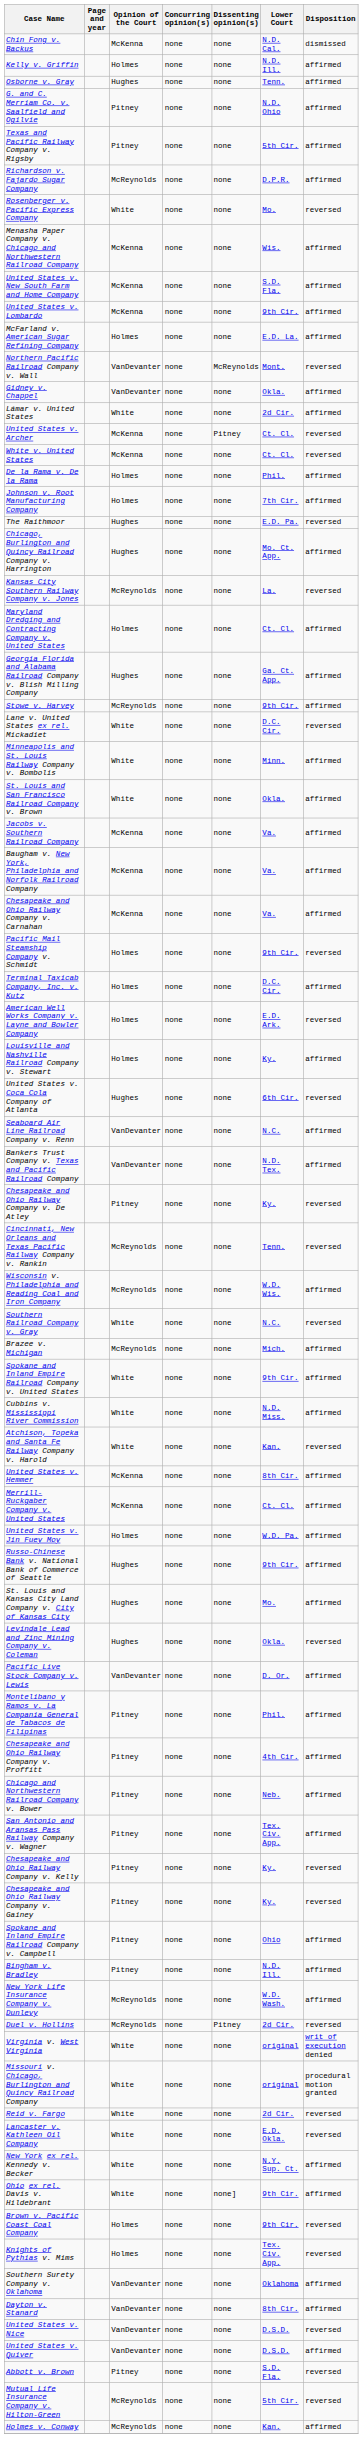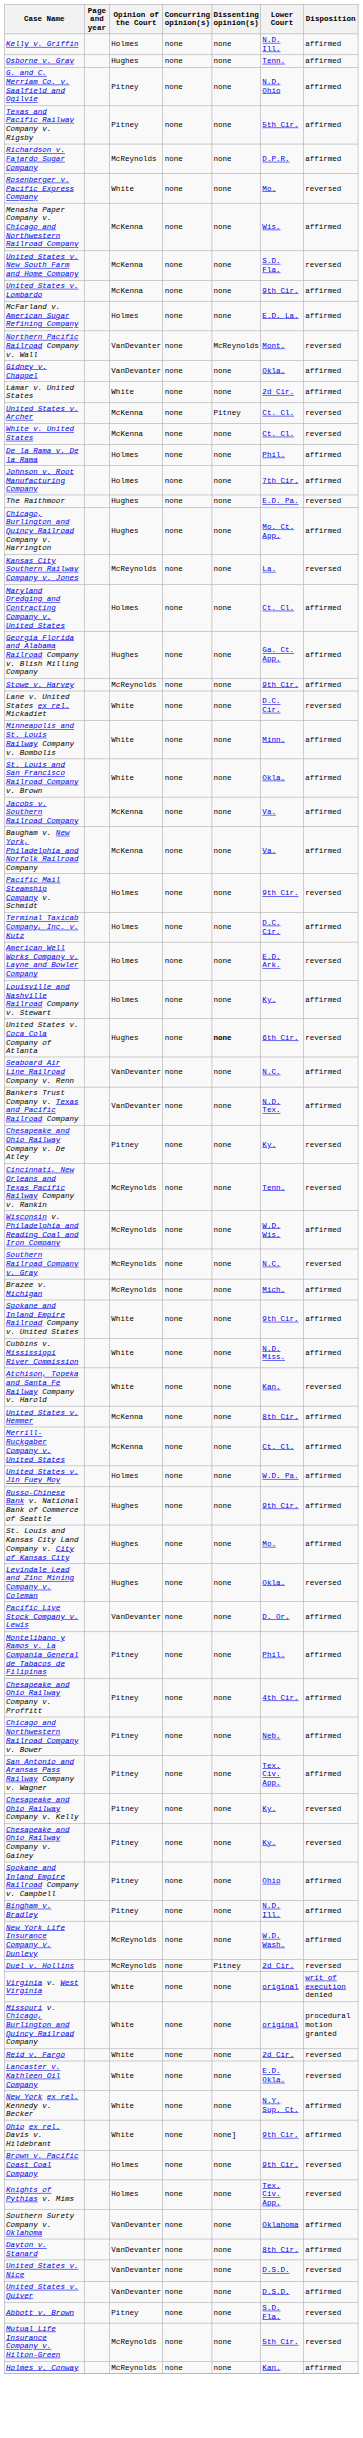- row: (33, 44)
(323, 286) affirmed -> (323, 265) reversed
- row: (38, 914)
(223, 1097) normal -> (223, 1038) bold
(123, 1323) White -> (134, 1264) McReynolds
